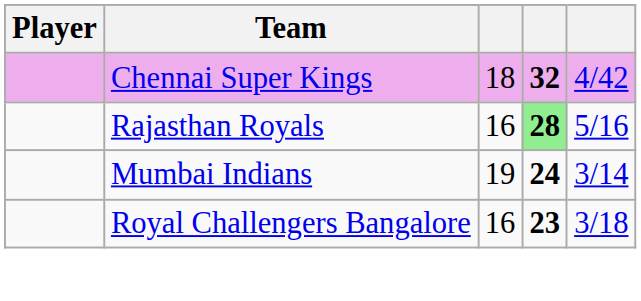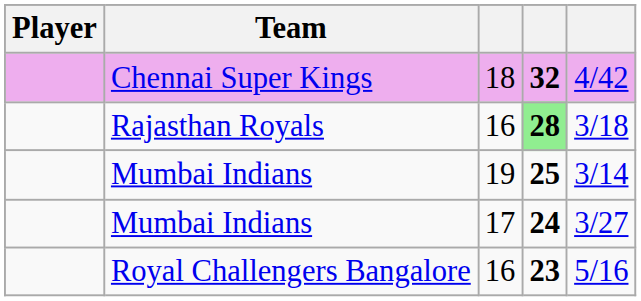(601, 125) 5/16 -> (601, 125) 3/18
(545, 174) 24 -> (545, 174) 25
+ row: (212, 222)
(601, 222) 3/18 -> (601, 271) 5/16
